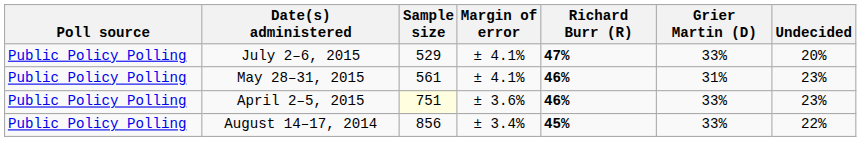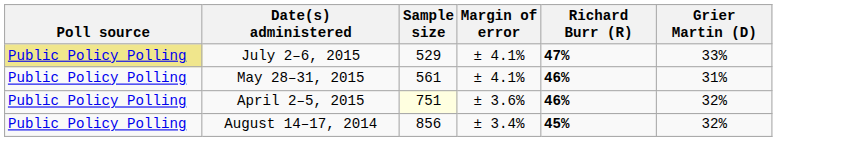- column: (814, 32)
(97, 56) no background -> (97, 56) khaki background
(714, 102) 33% -> (714, 102) 32%
(714, 125) 33% -> (714, 125) 32%
